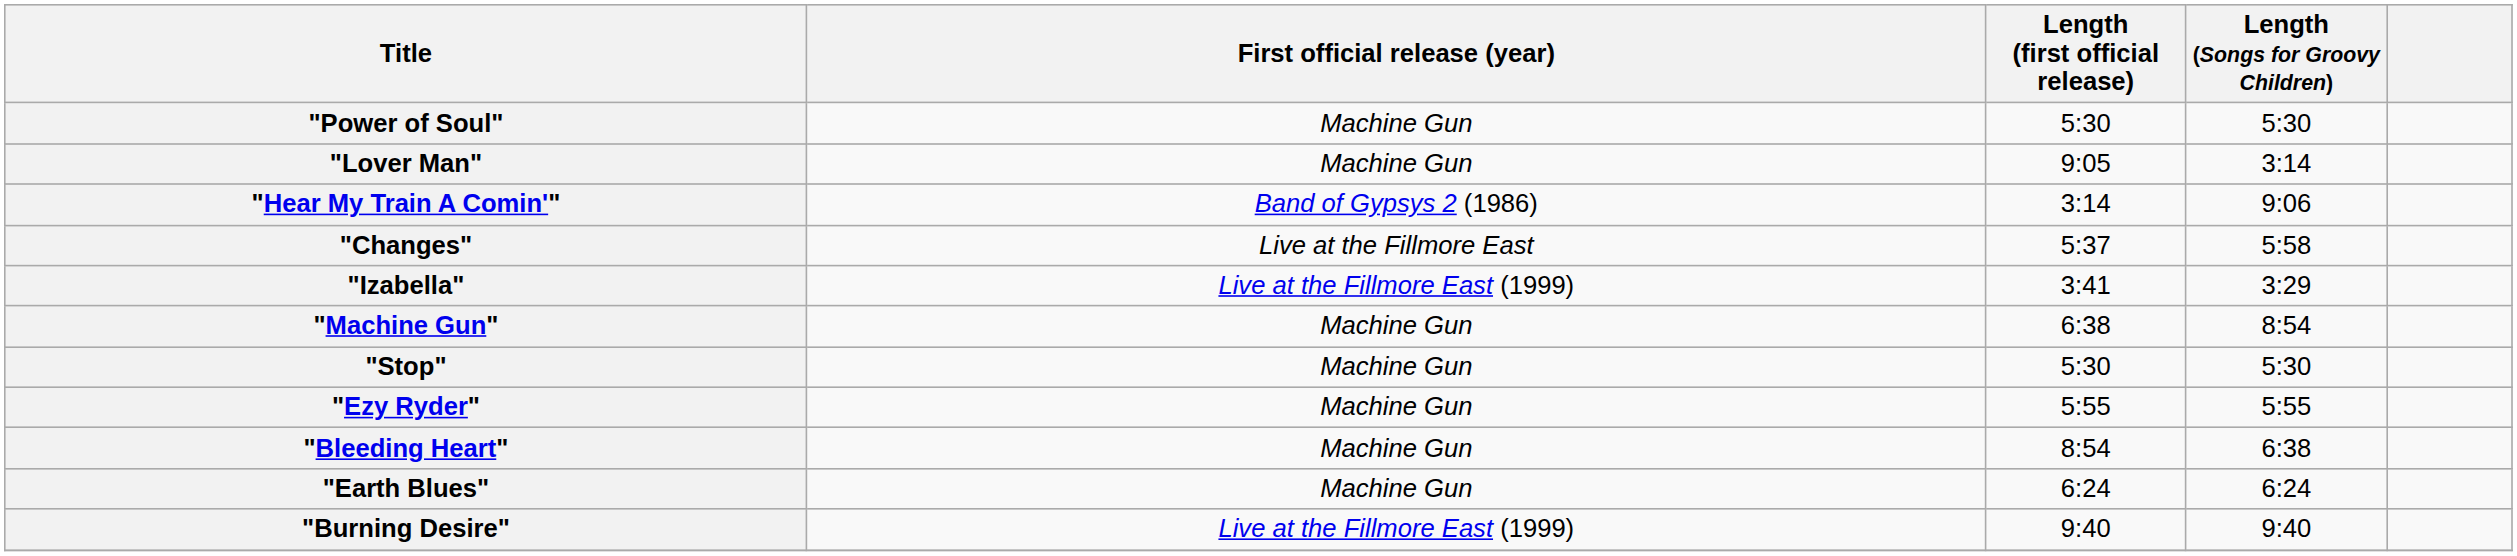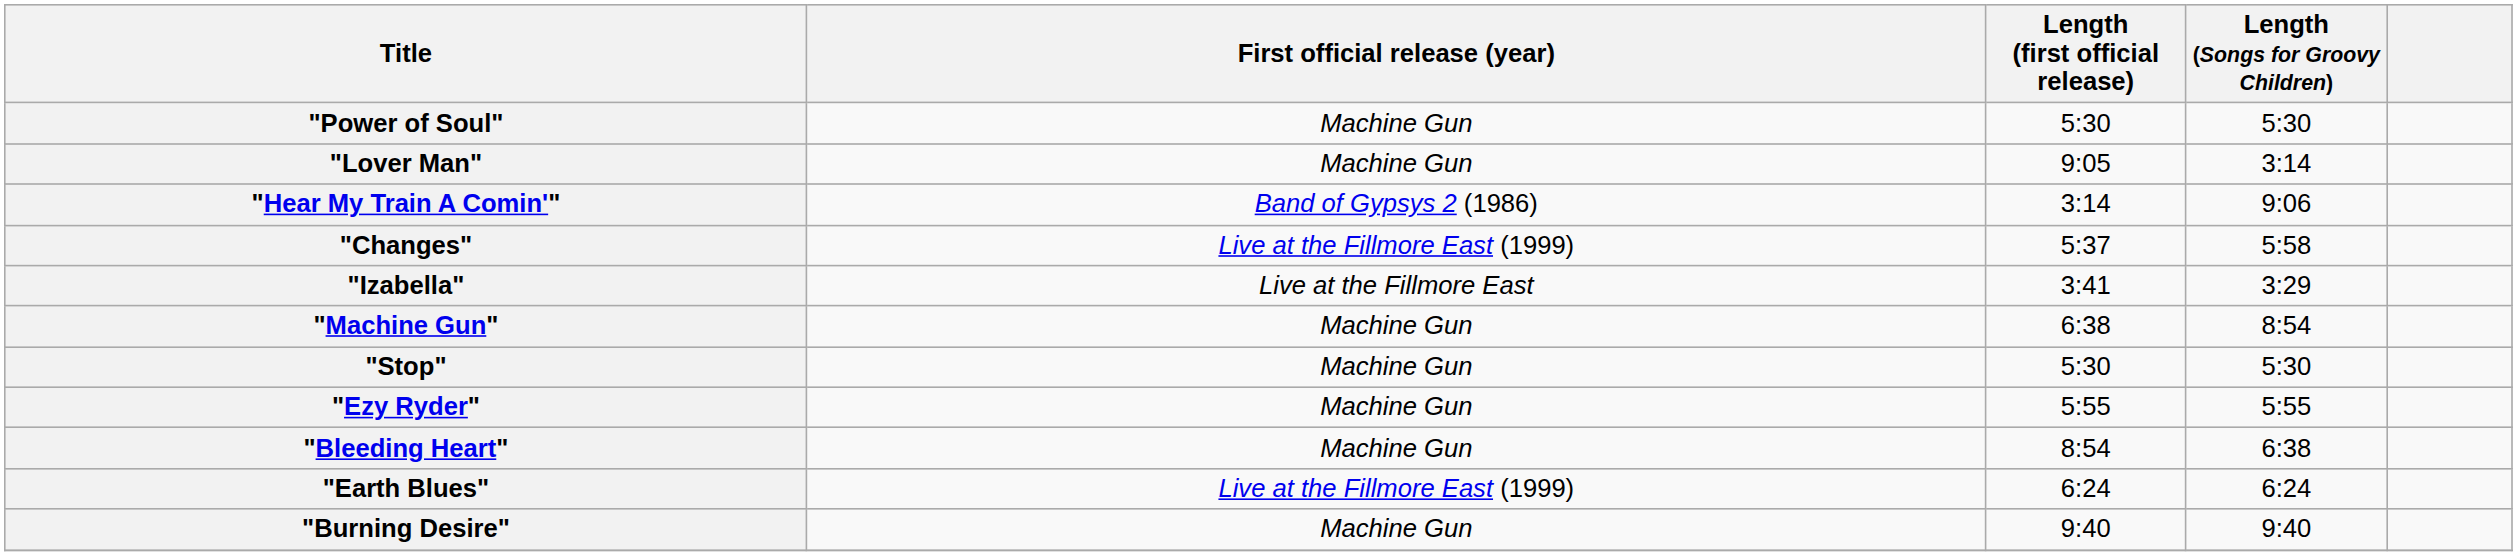(1396, 244) Live at the Fillmore East -> (1396, 244) Live at the Fillmore East (1999)
(1396, 285) Live at the Fillmore East (1999) -> (1396, 285) Live at the Fillmore East
(1396, 488) Machine Gun -> (1396, 488) Live at the Fillmore East (1999)
(1396, 529) Live at the Fillmore East (1999) -> (1396, 529) Machine Gun
